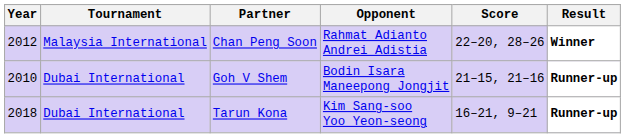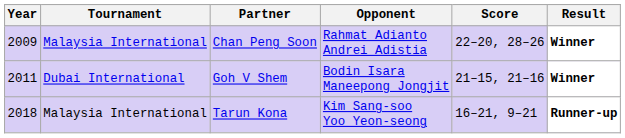(22, 43) 2012 -> (22, 43) 2009
(22, 79) 2010 -> (22, 79) 2011
(584, 79) Runner-up -> (573, 79) Winner
(114, 114) Dubai International -> (125, 114) Malaysia International
